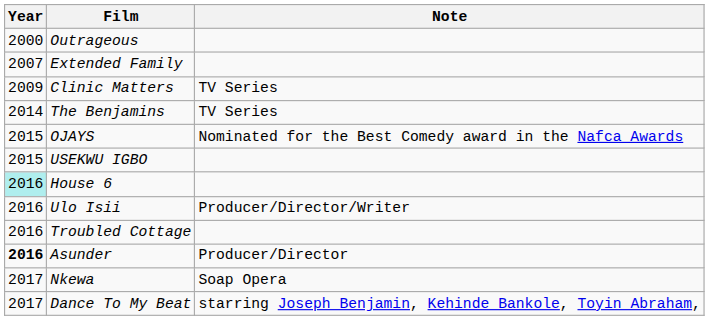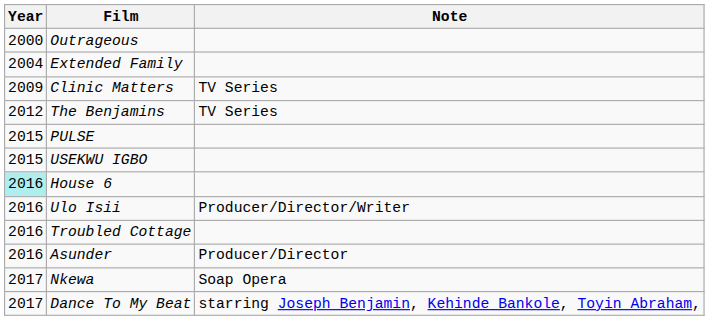(26, 64) 2007 -> (26, 64) 2004
(26, 112) 2014 -> (26, 112) 2012
- row: (72, 136)
+ row: (72, 136)
(26, 256) bold -> (26, 256) normal
